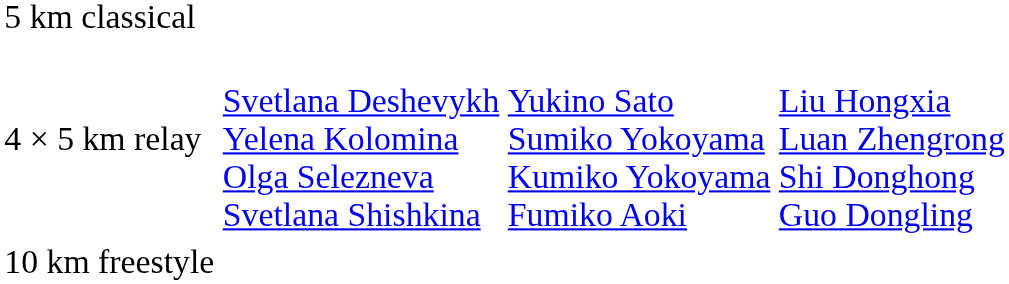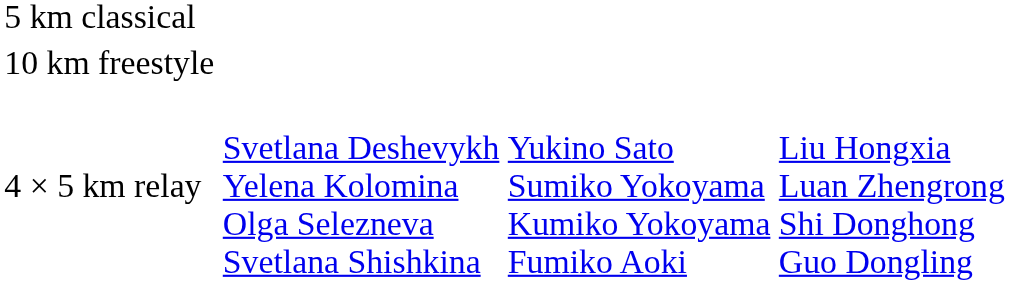rows swapped: (109, 261) <-> (103, 139)
